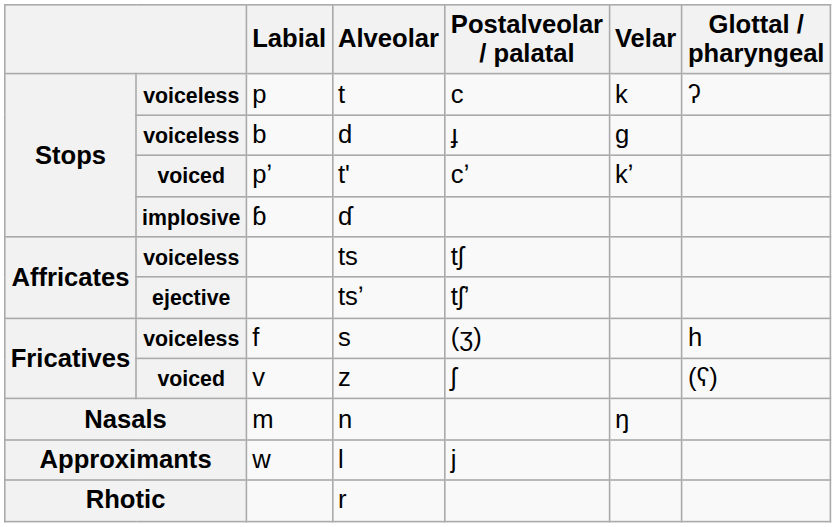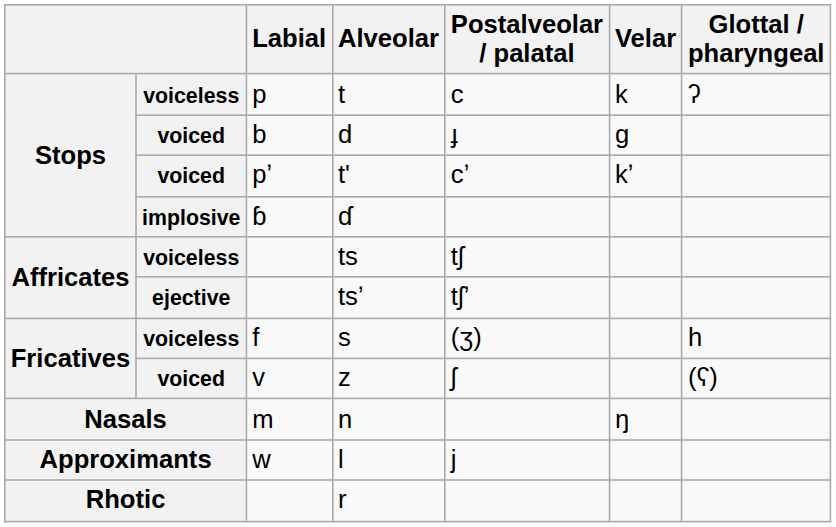(191, 136) voiceless -> (191, 136) voiced
